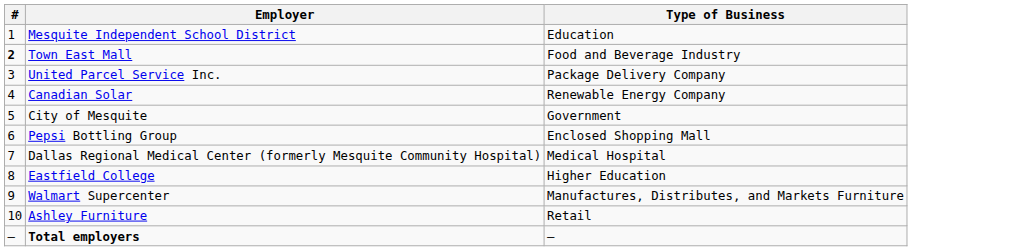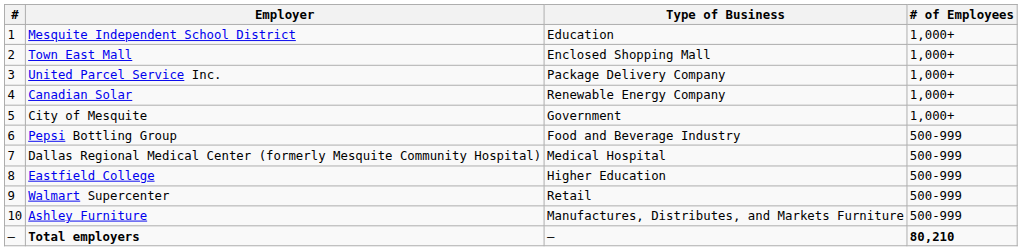+ column: (962, 15)
(11, 55) bold -> (11, 55) normal
(644, 55) Food and Beverage Industry -> (629, 55) Enclosed Shopping Mall
(629, 135) Enclosed Shopping Mall -> (644, 135) Food and Beverage Industry
(726, 196) Manufactures, Distributes, and Markets Furniture -> (569, 196) Retail
(569, 216) Retail -> (726, 216) Manufactures, Distributes, and Markets Furniture
